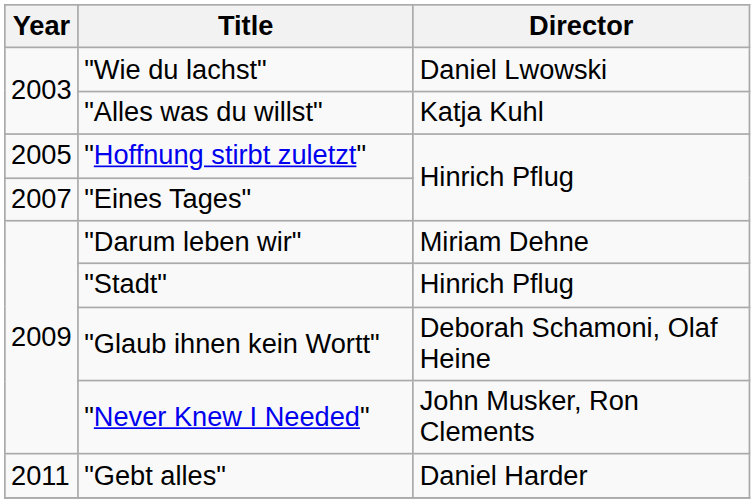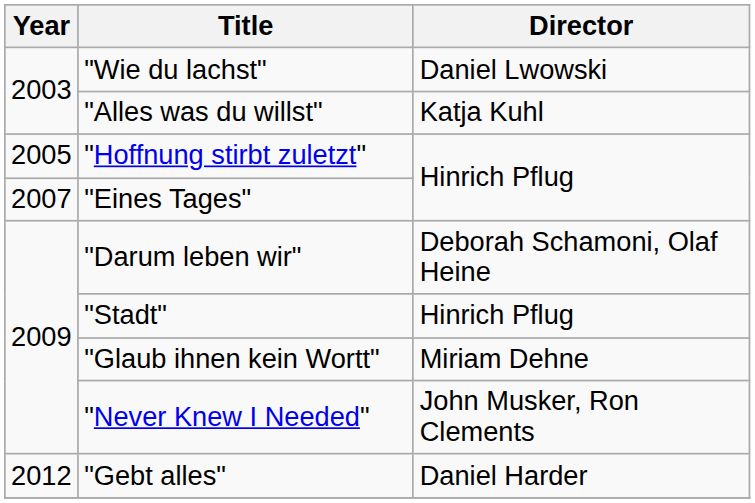(504, 241) Miriam Dehne -> (569, 257) Deborah Schamoni, Olaf Heine
(569, 343) Deborah Schamoni, Olaf Heine -> (504, 358) Miriam Dehne
(40, 475) 2011 -> (41, 475) 2012
